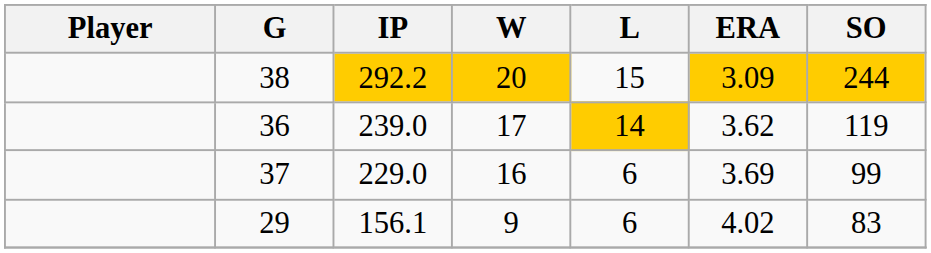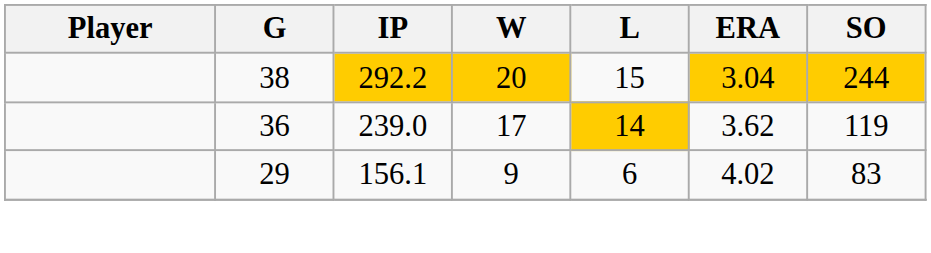(748, 77) 3.09 -> (748, 77) 3.04
- row: (275, 174)
